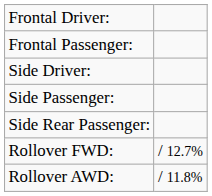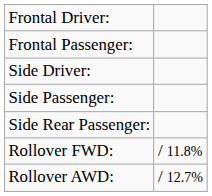(180, 151) / 12.7% -> (180, 151) / 11.8%
(180, 177) / 11.8% -> (180, 177) / 12.7%
